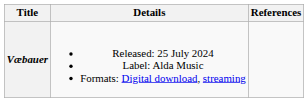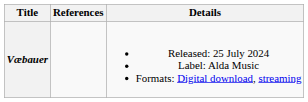columns swapped: (149, 13) <-> (276, 13)
